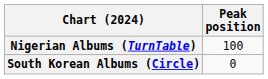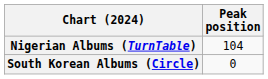(233, 46) 100 -> (233, 46) 104
